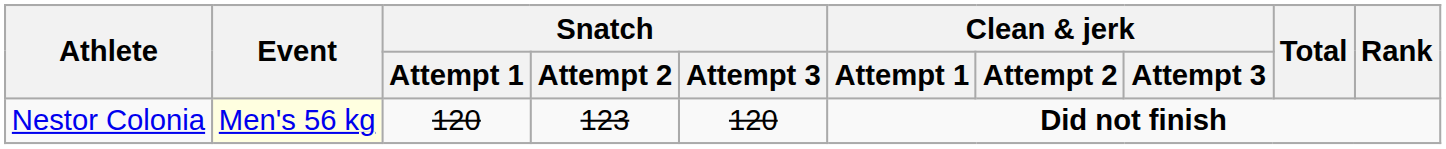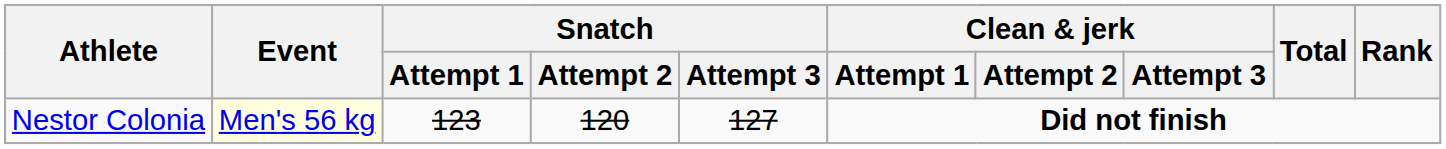(456, 121) 120 -> (456, 121) 123
(605, 121) 123 -> (605, 121) 120
(753, 121) 120 -> (753, 121) 127
